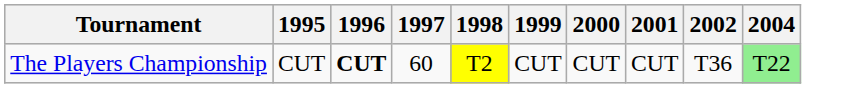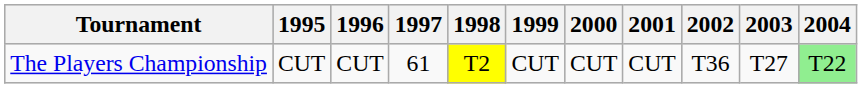+ column: (769, 24)
(361, 63) bold -> (360, 63) normal
(421, 63) 60 -> (418, 63) 61
